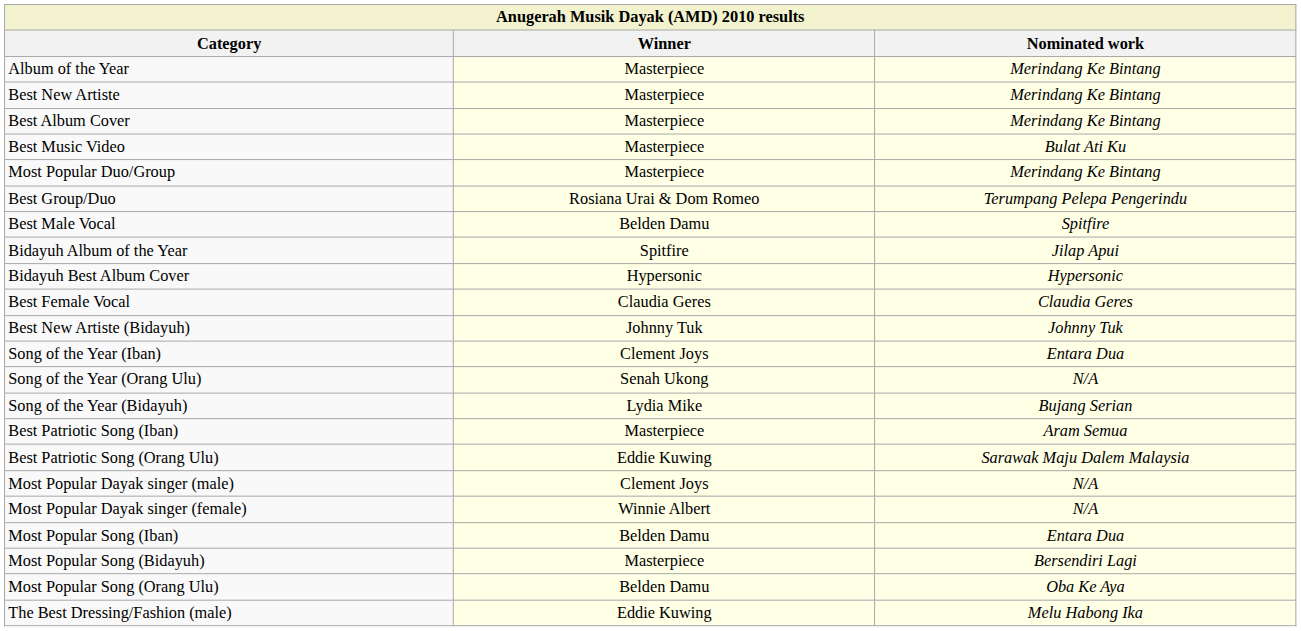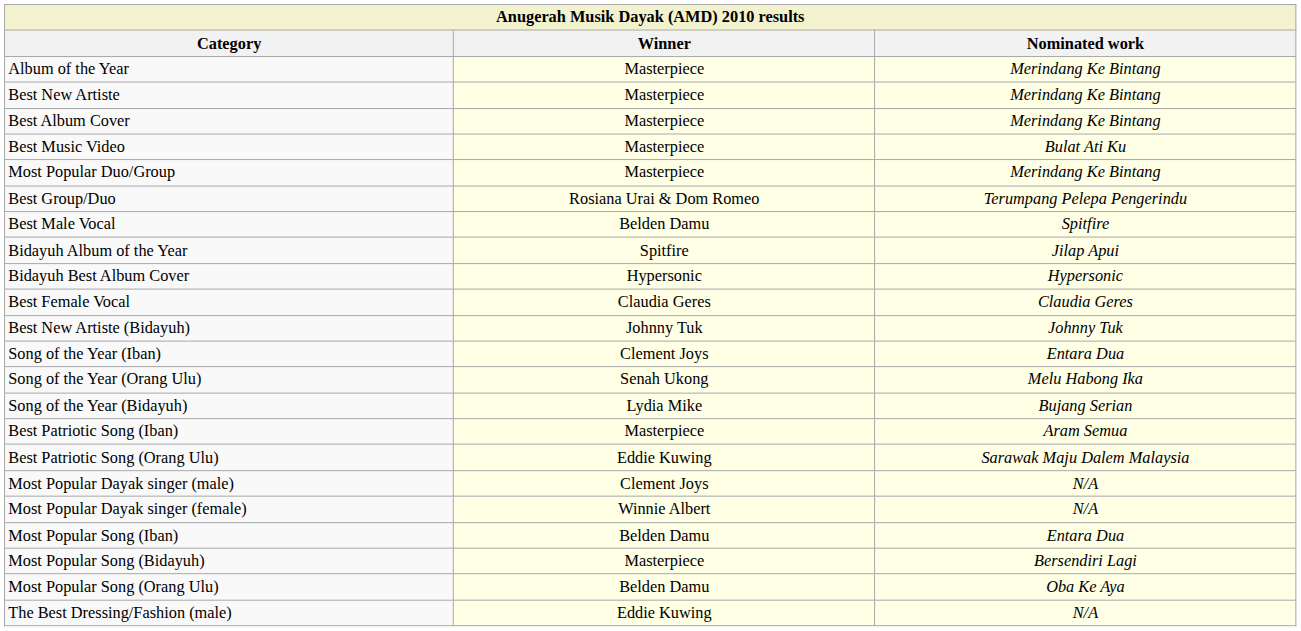(1085, 379) N/A -> (1085, 379) Melu Habong Ika
(1085, 612) Melu Habong Ika -> (1085, 612) N/A
